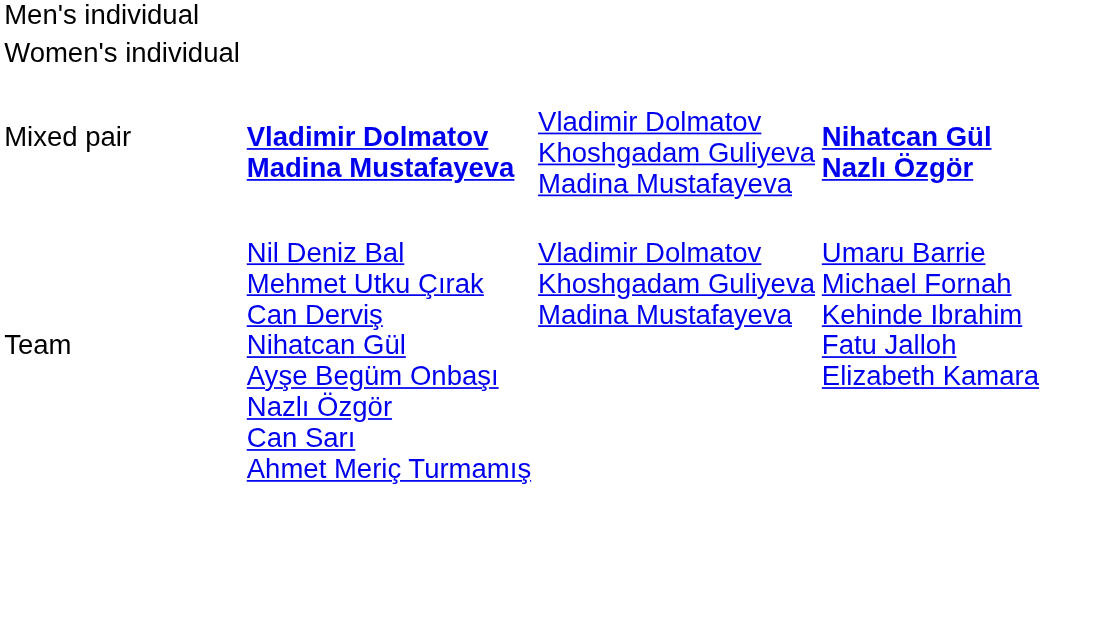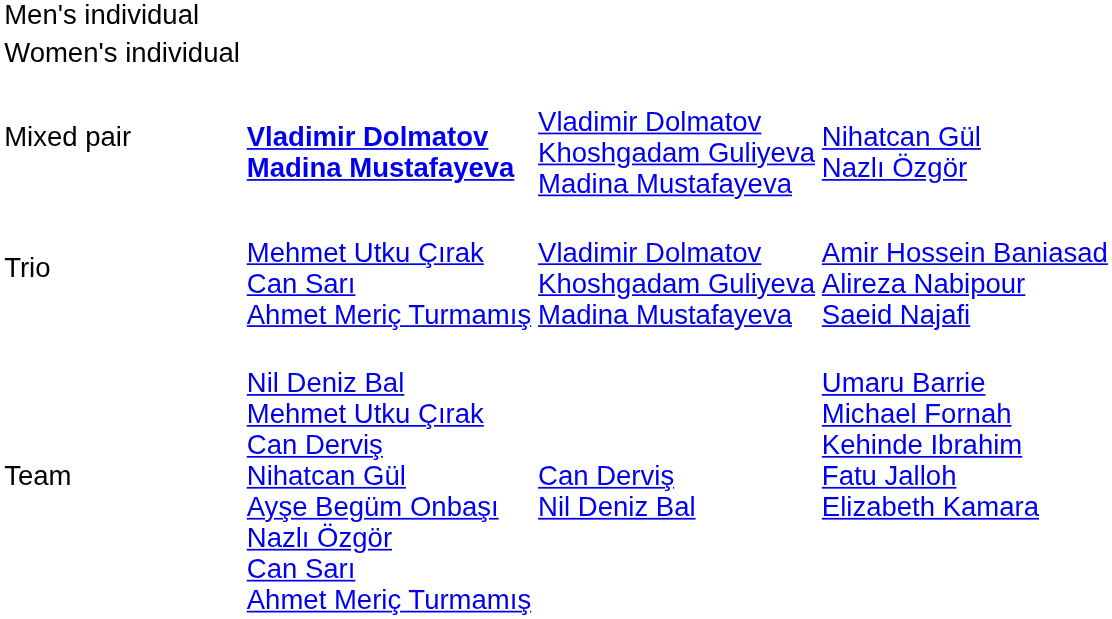(907, 152) bold -> (901, 152) normal
+ row: (27, 268)
(677, 283) Vladimir Dolmatov Khoshgadam Guliyeva Madina Mustafayeva -> (617, 491) Can Derviş Nil Deniz Bal
